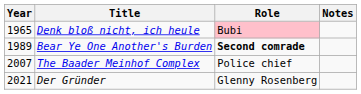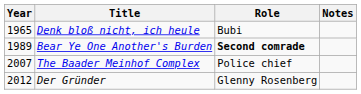(230, 30) pink background -> (230, 30) no background
(19, 81) 2021 -> (19, 81) 2012
